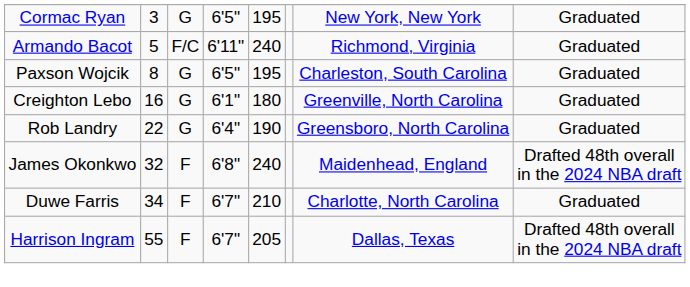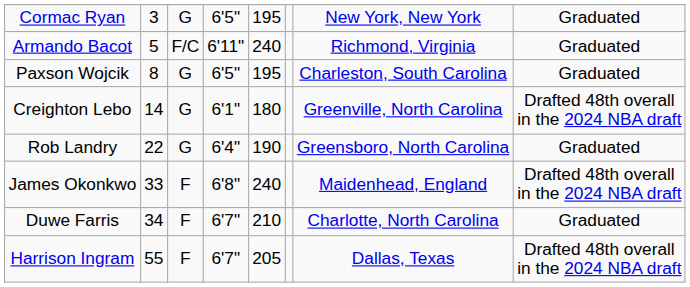(154, 100) 16 -> (154, 110) 14
(599, 100) Graduated -> (599, 110) Drafted 48th overall in the 2024 NBA draft
(154, 164) 32 -> (154, 184) 33
